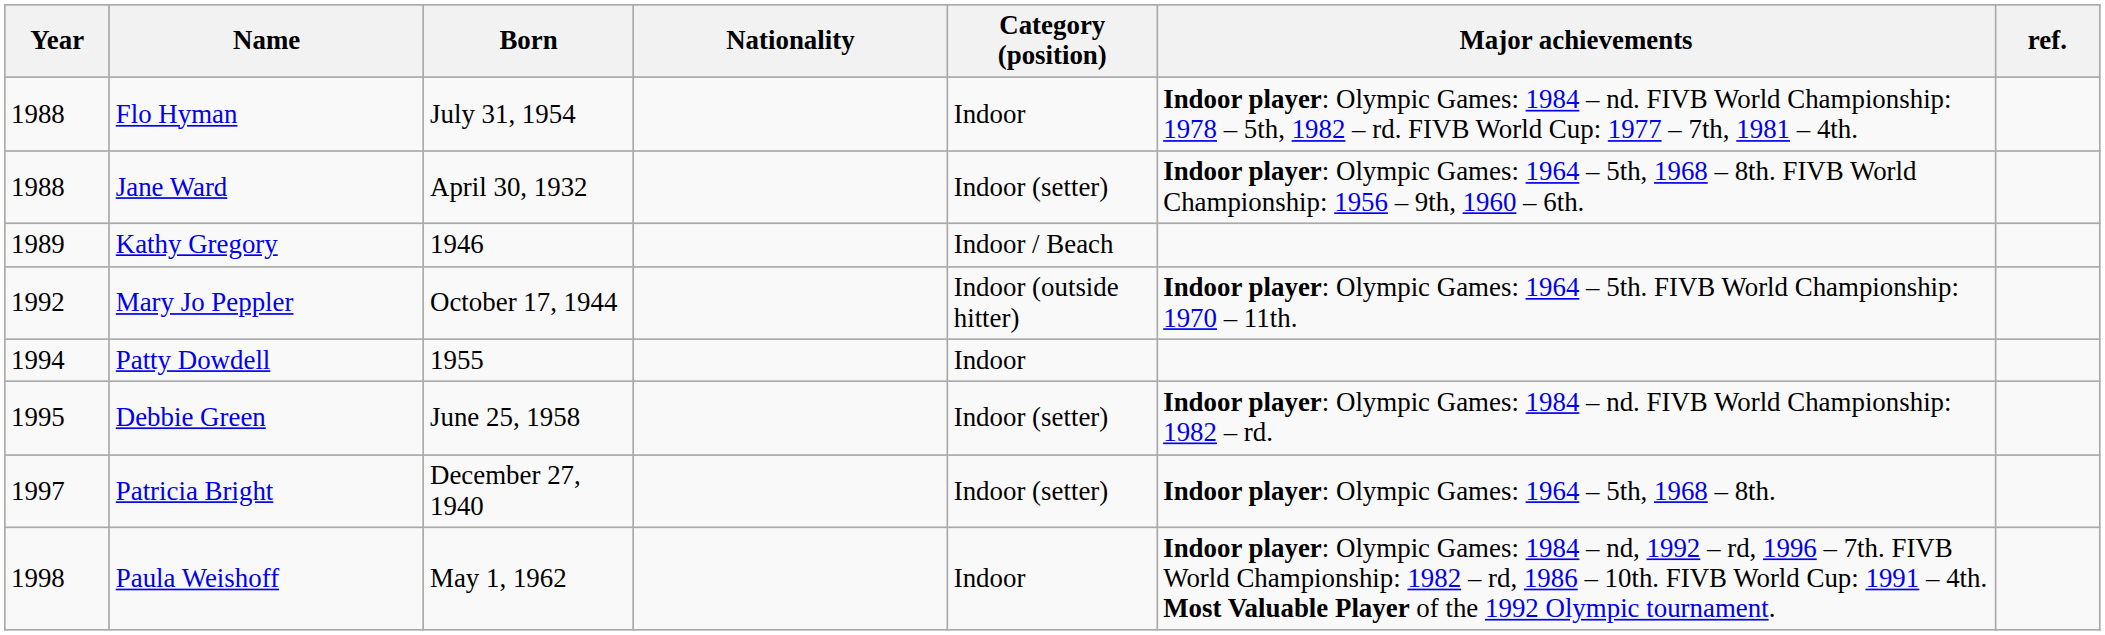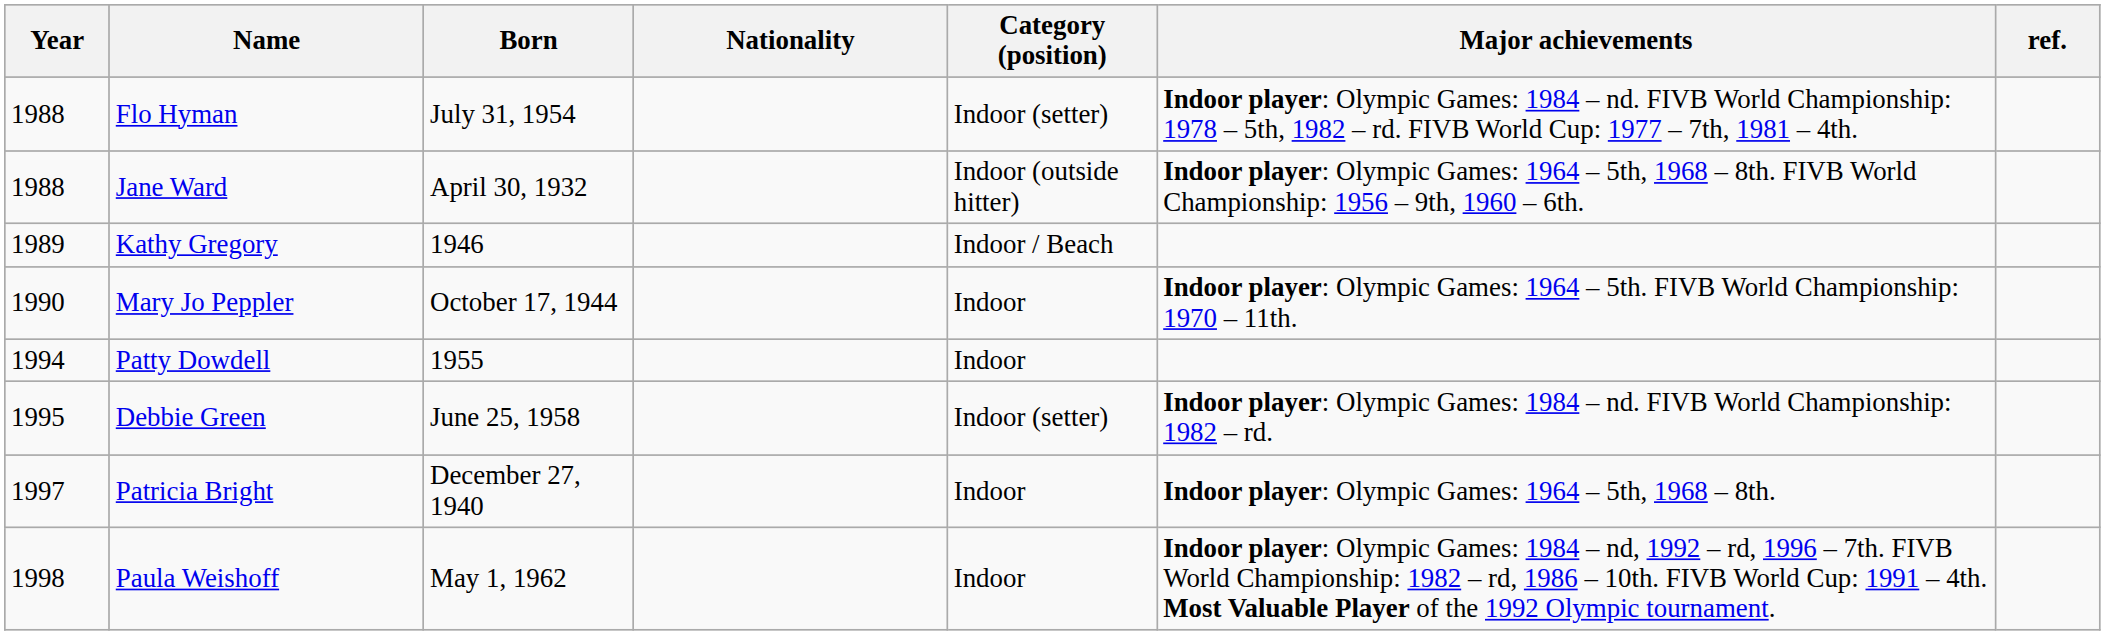(990, 113) Indoor -> (1031, 113) Indoor (setter)
(1031, 186) Indoor (setter) -> (1036, 186) Indoor (outside hitter)
(38, 302) 1992 -> (38, 302) 1990
(1036, 302) Indoor (outside hitter) -> (990, 302) Indoor
(1031, 490) Indoor (setter) -> (990, 490) Indoor
